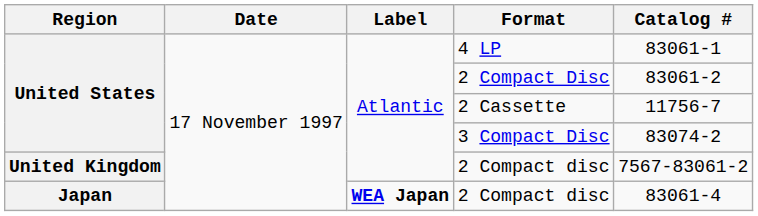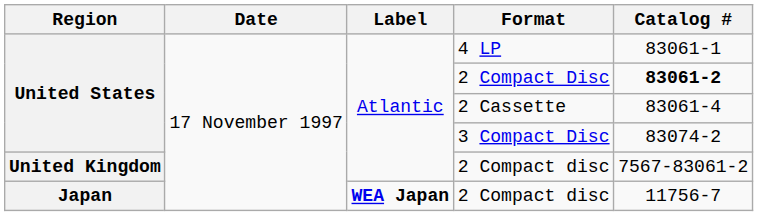(683, 78) normal -> (683, 78) bold
(683, 108) 11756-7 -> (683, 108) 83061-4
(683, 196) 83061-4 -> (683, 196) 11756-7
